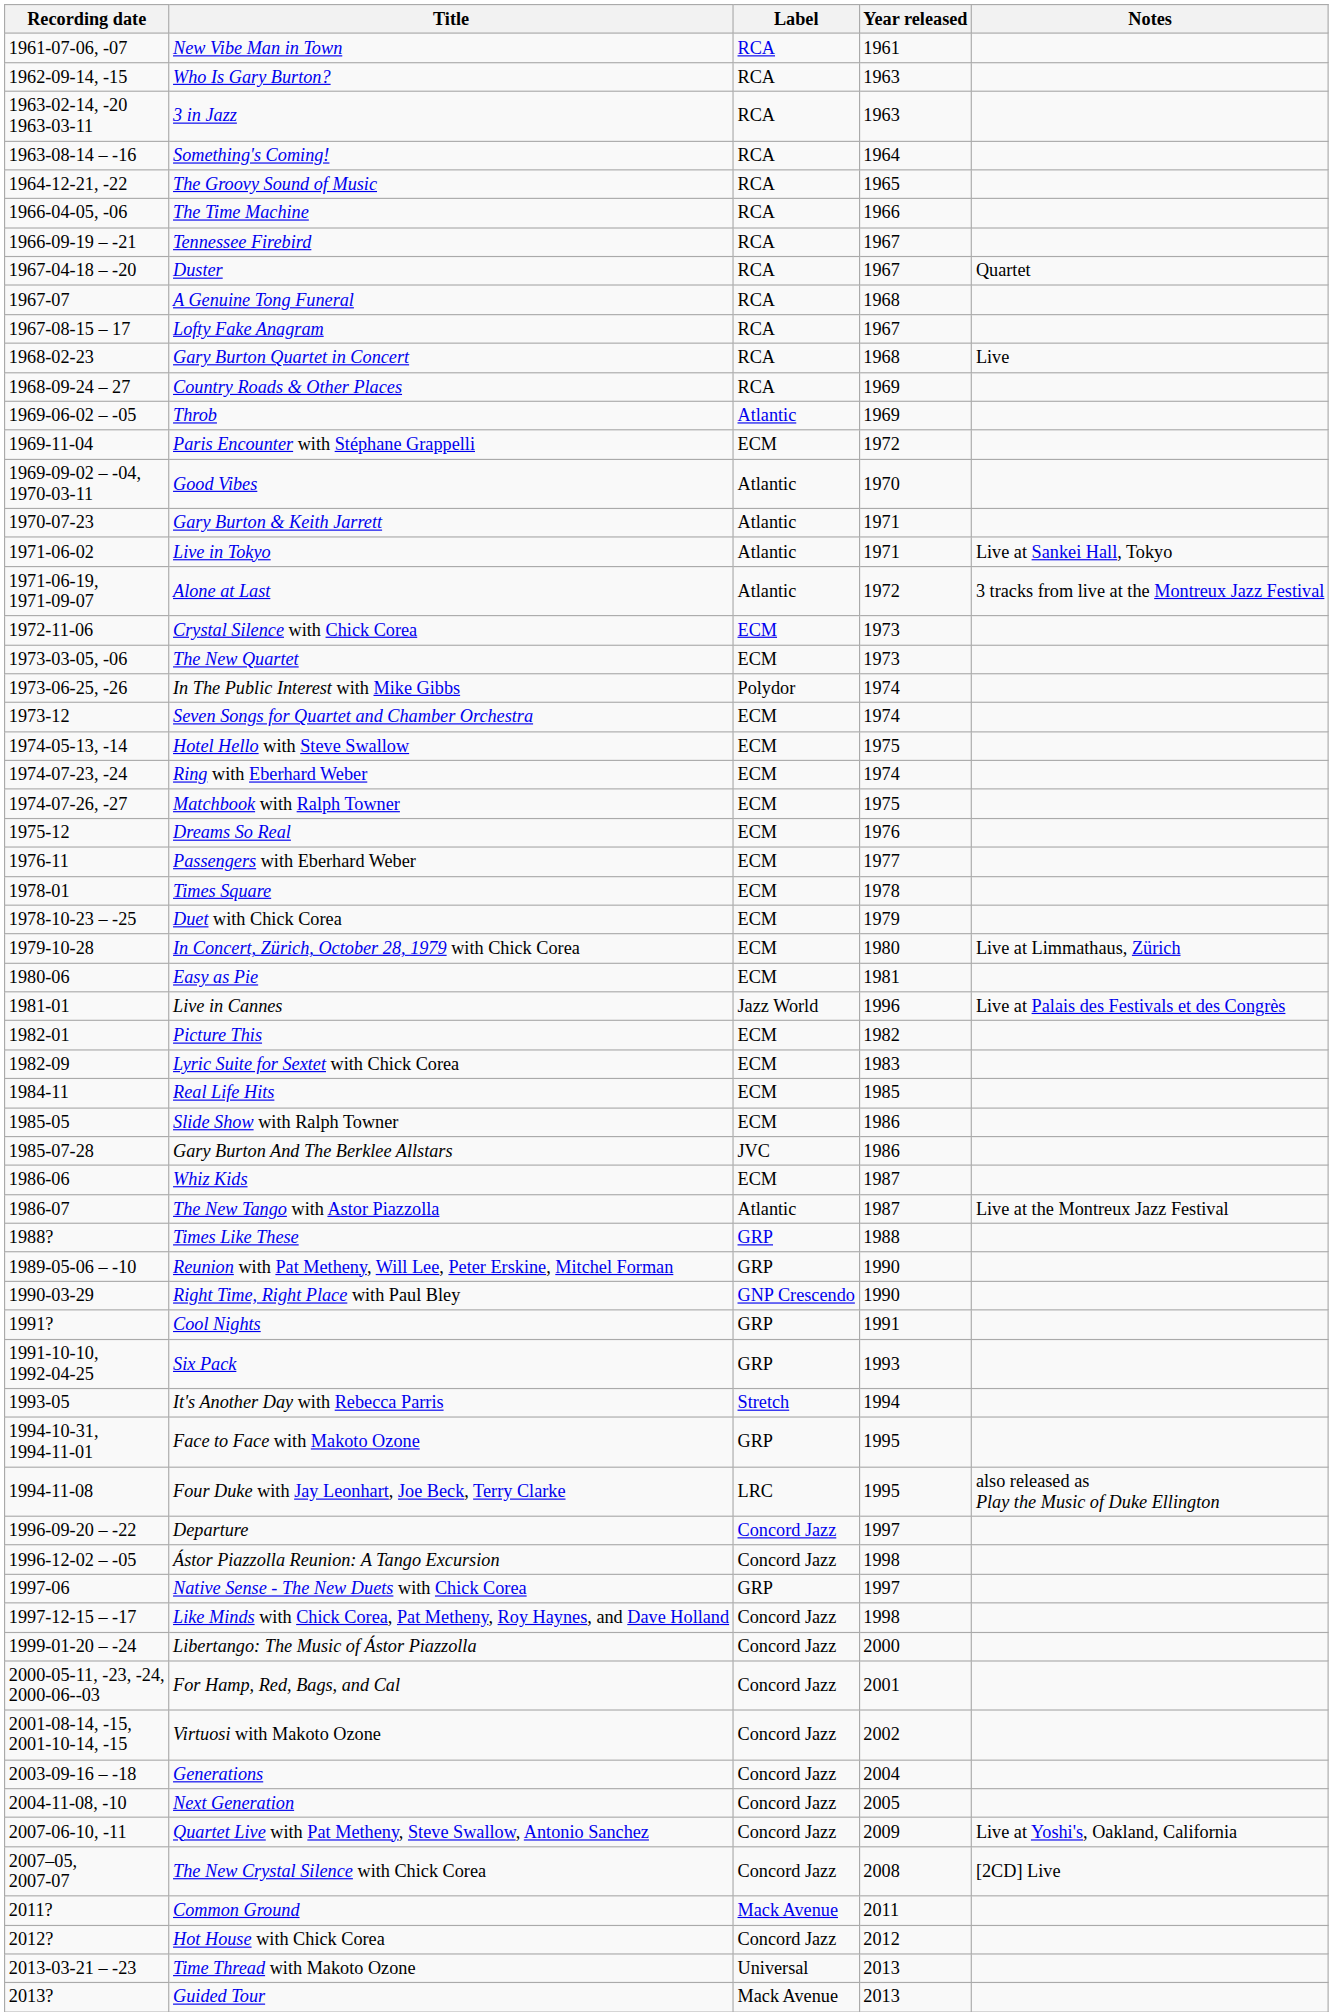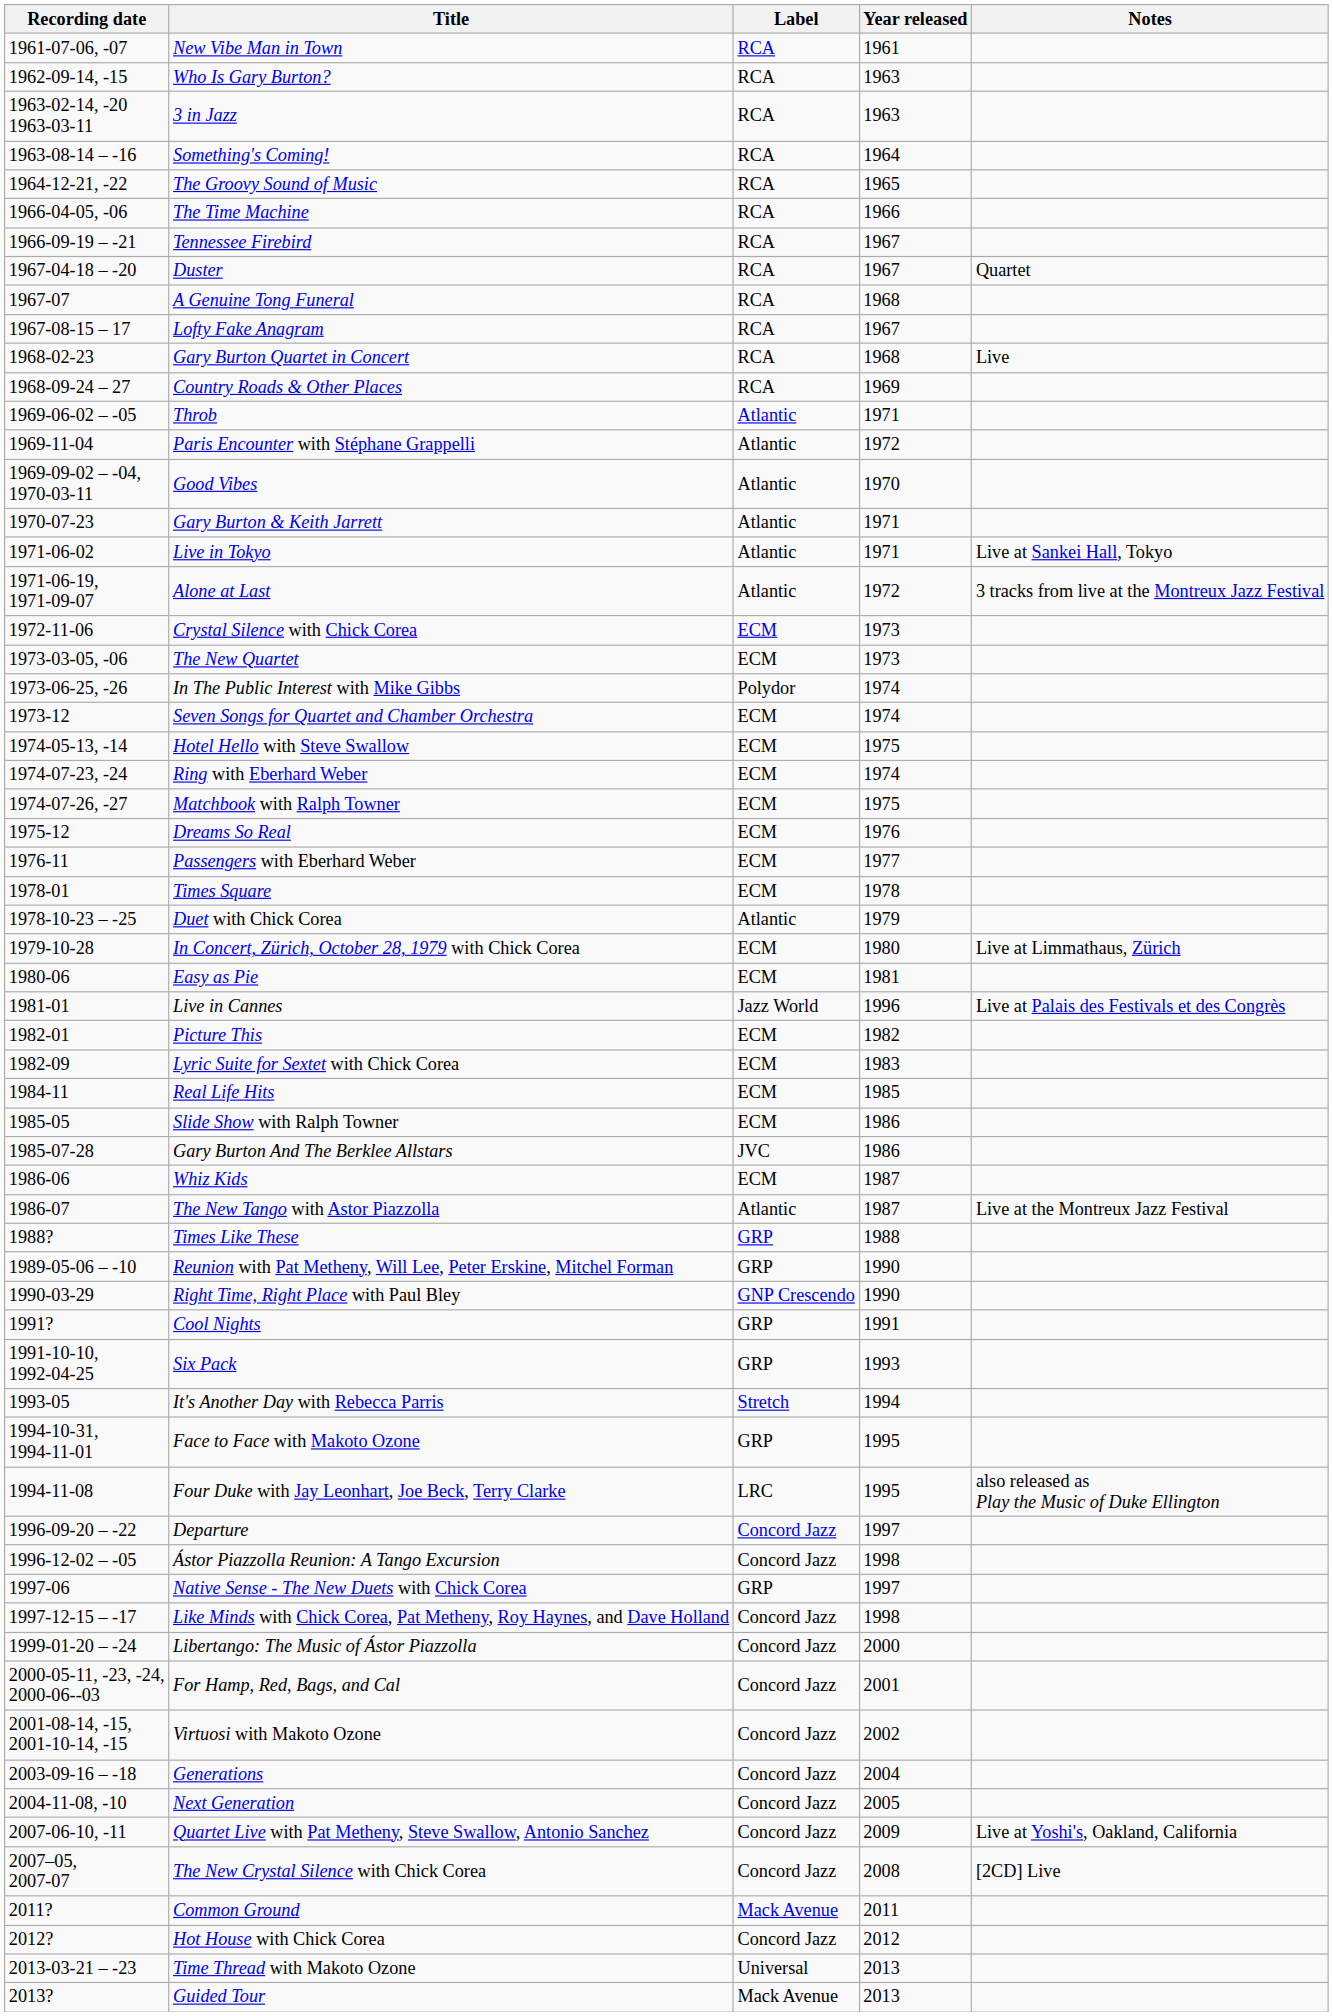(882, 415) 1969 -> (882, 415) 1971
(757, 444) ECM -> (767, 444) Atlantic
(757, 919) ECM -> (767, 919) Atlantic
